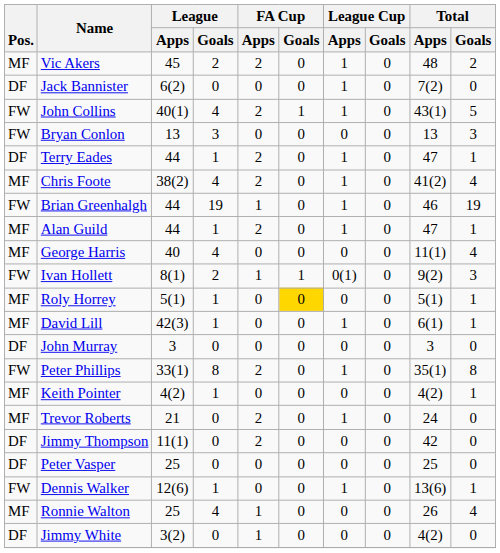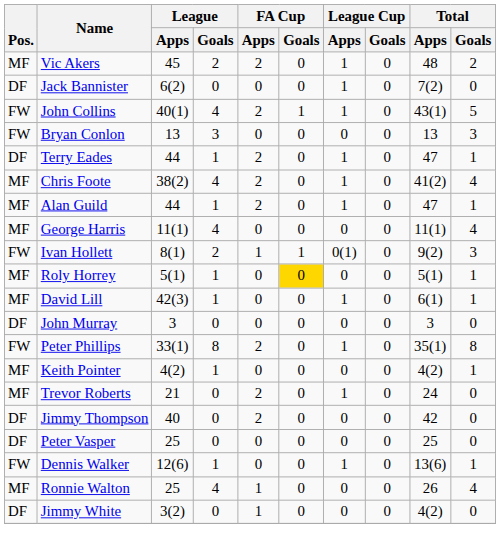- row: (94, 205)
(172, 252) 40 -> (172, 228) 11(1)
(172, 441) 11(1) -> (172, 417) 40
